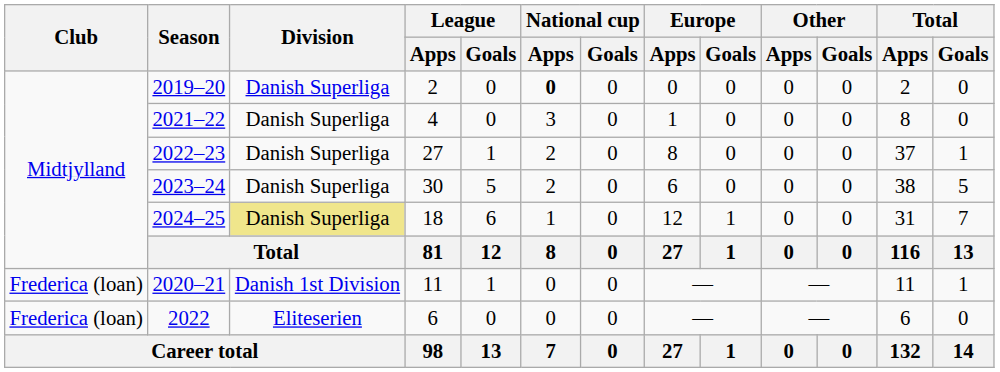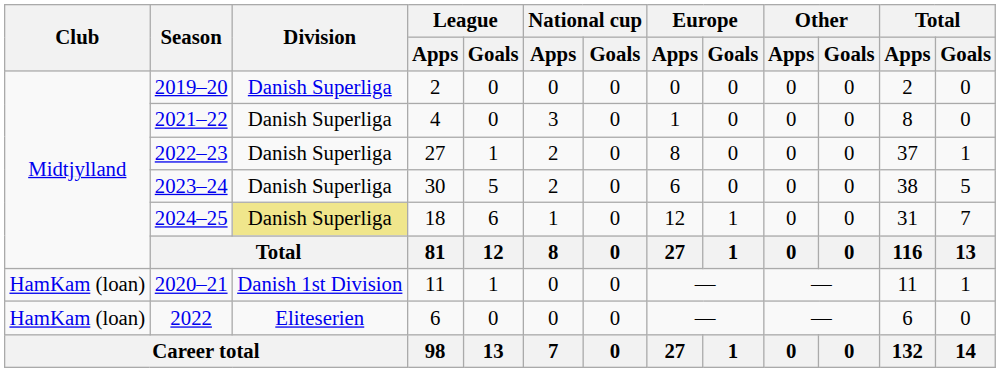(551, 86) bold -> (553, 86) normal
(76, 284) Frederica (loan) -> (77, 284) HamKam (loan)
(76, 317) Frederica (loan) -> (77, 317) HamKam (loan)
